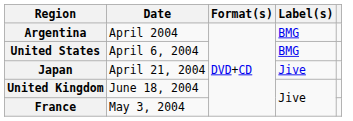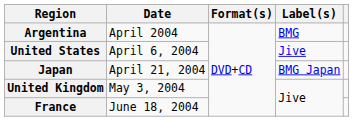(289, 51) BMG -> (292, 51) Jive
(292, 70) Jive -> (309, 70) BMG Japan
(154, 88) June 18, 2004 -> (147, 88) May 3, 2004
(147, 107) May 3, 2004 -> (154, 107) June 18, 2004
